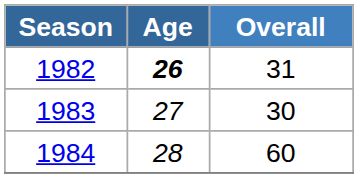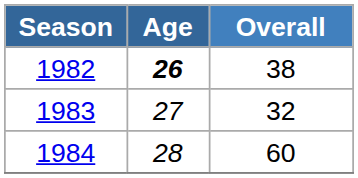(281, 68) 31 -> (281, 68) 38
(281, 110) 30 -> (281, 110) 32
